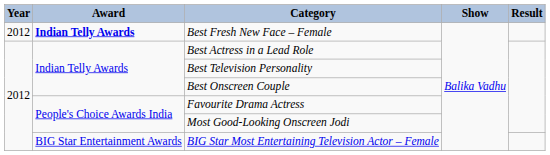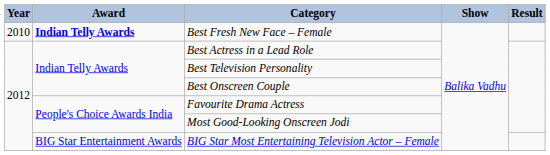(19, 31) 2012 -> (19, 31) 2010
